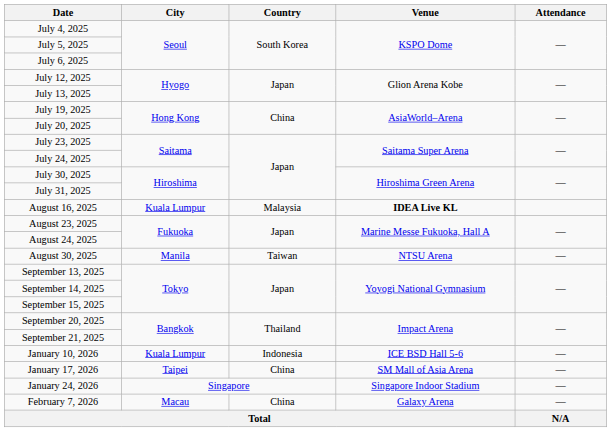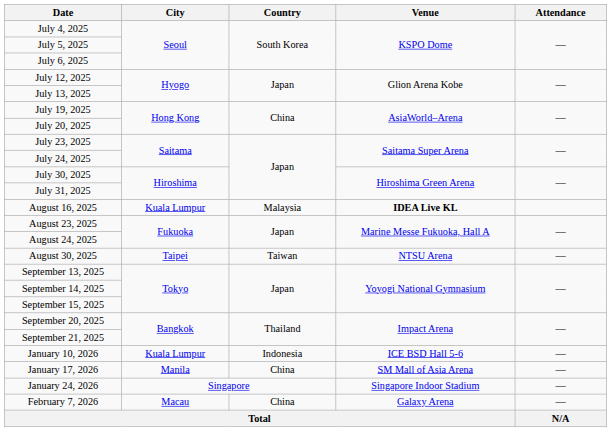(175, 256) Manila -> (175, 256) Taipei
(175, 369) Taipei -> (175, 369) Manila
